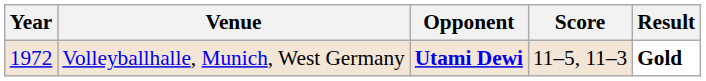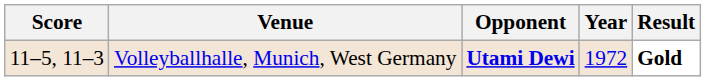columns swapped: (31, 22) <-> (580, 22)
